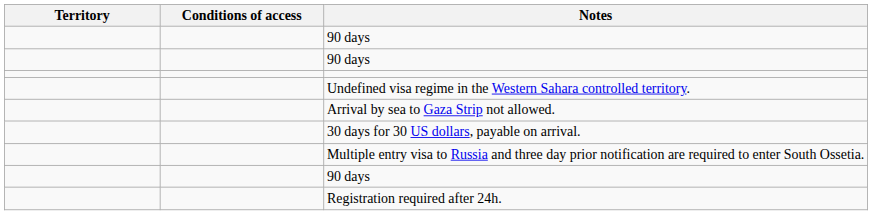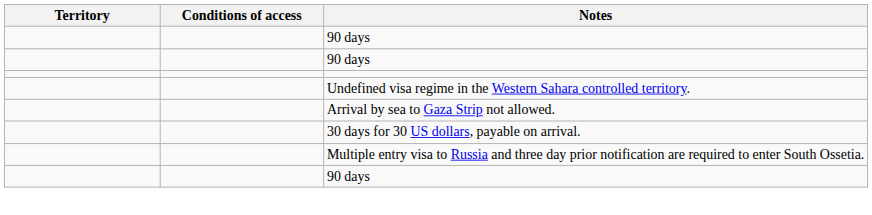- row: (82, 198)
